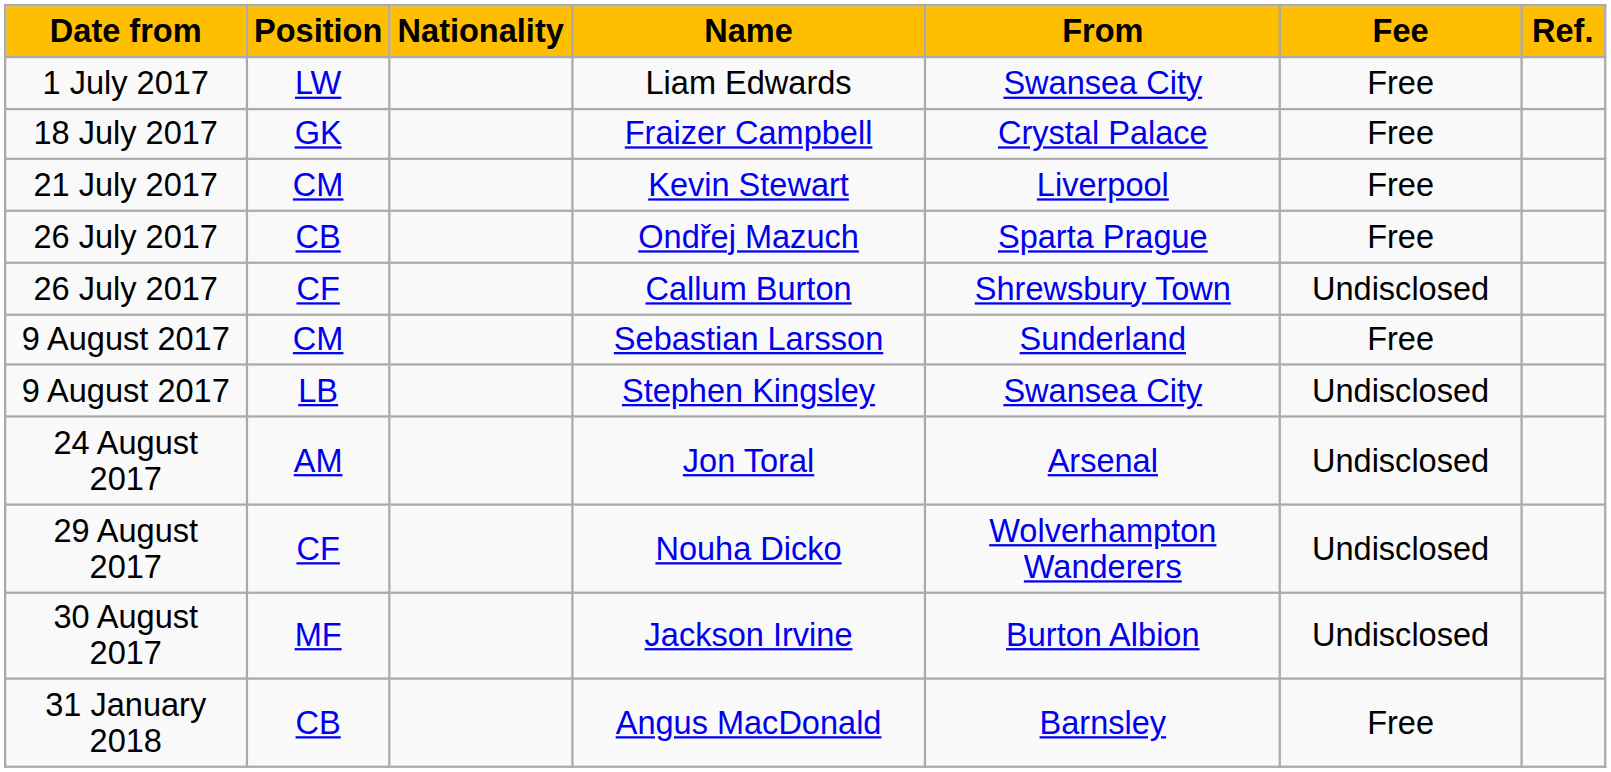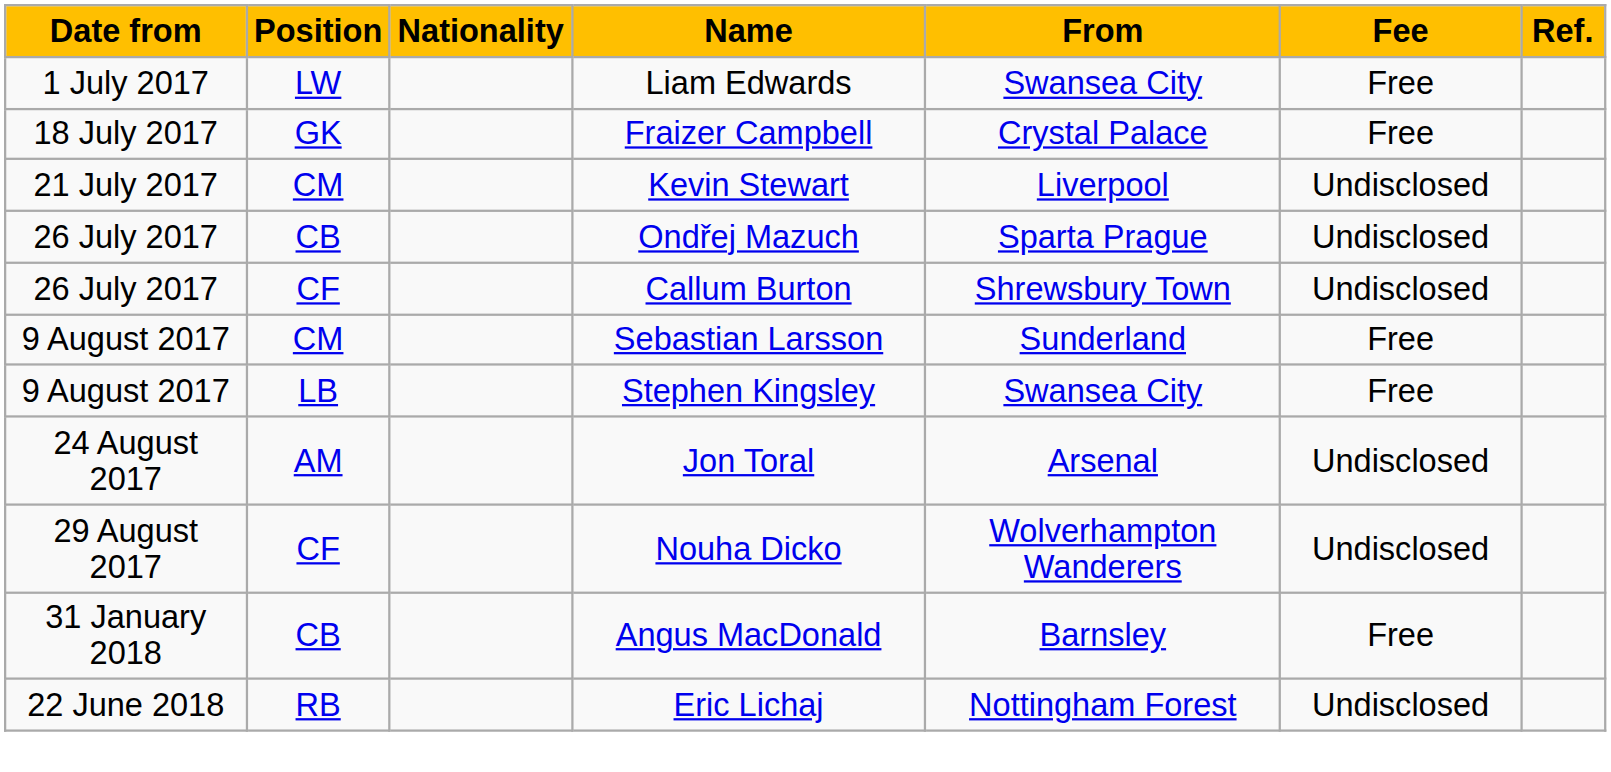(1401, 185) Free -> (1401, 185) Undisclosed
(1401, 237) Free -> (1401, 237) Undisclosed
(1401, 391) Undisclosed -> (1401, 391) Free
- row: (749, 636)
+ row: (749, 705)
